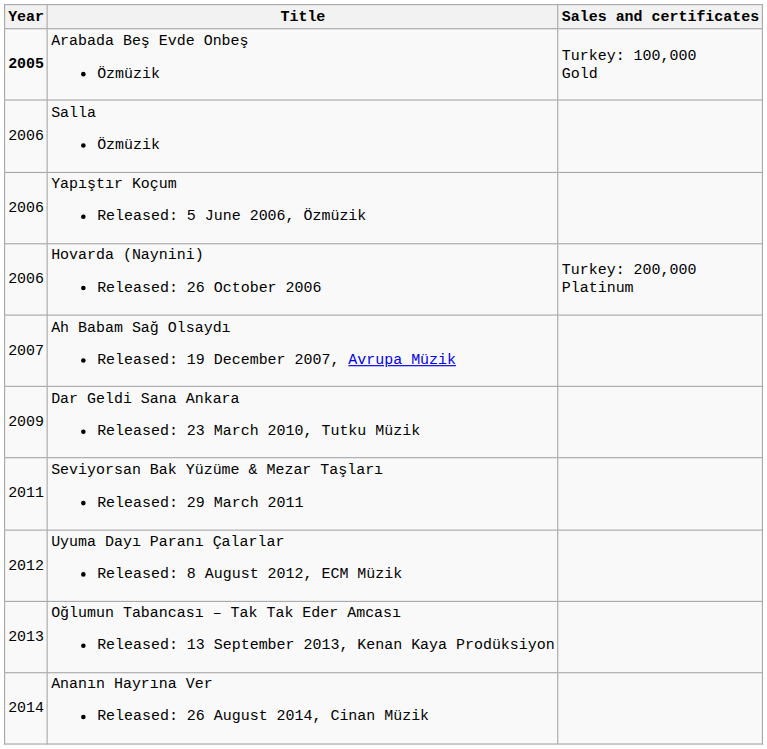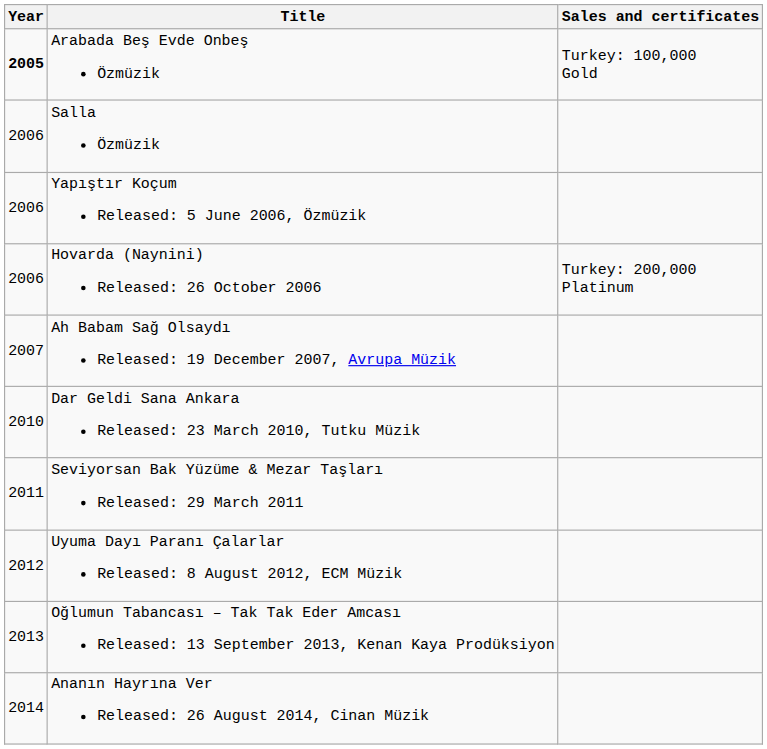(26, 422) 2009 -> (26, 422) 2010
